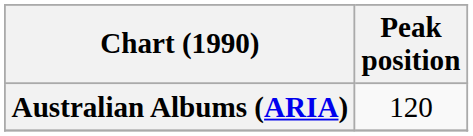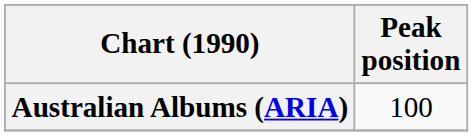(411, 106) 120 -> (411, 106) 100
